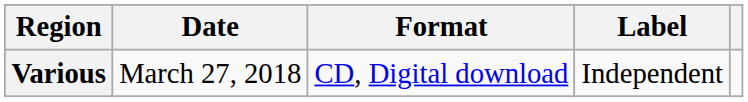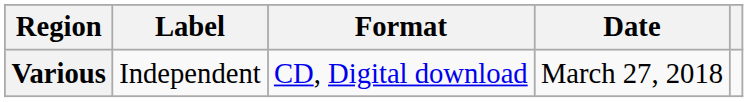columns swapped: (210, 27) <-> (652, 27)
